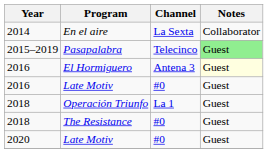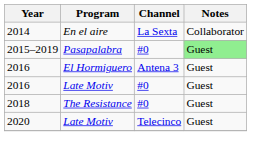(175, 49) Telecinco -> (143, 49) #0
(216, 67) lightyellow background -> (200, 67) no background
- row: (18, 103)
(159, 139) #0 -> (159, 121) Telecinco
